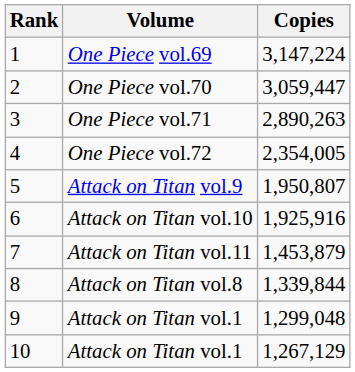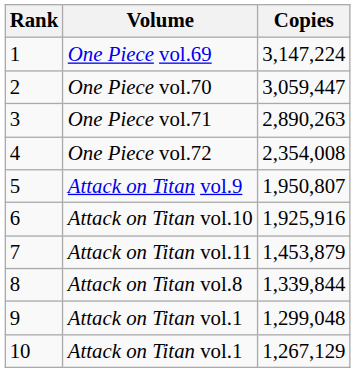(304, 152) 2,354,005 -> (304, 152) 2,354,008
